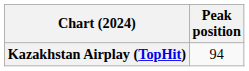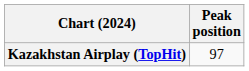(217, 54) 94 -> (217, 54) 97
